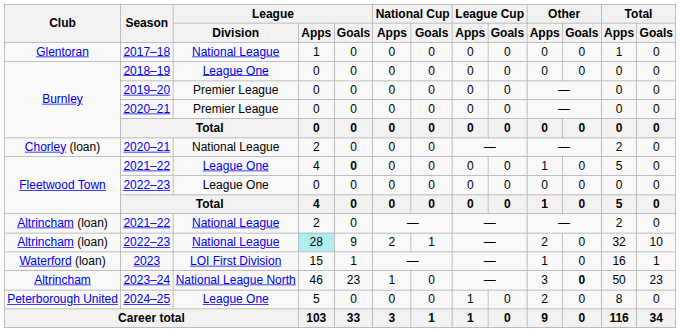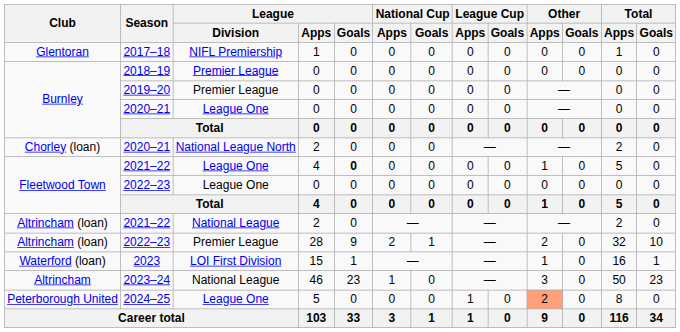(236, 52) National League -> (236, 52) NIFL Premiership
(236, 71) League One -> (236, 71) Premier League
(236, 109) Premier League -> (236, 109) League One
(236, 147) National League -> (236, 147) National League North
(236, 242) National League -> (236, 242) Premier League
(316, 242) paleturquoise background -> (316, 242) no background
(236, 280) National League North -> (236, 280) National League
(582, 280) bold -> (582, 280) normal
(545, 299) no background -> (545, 299) lightsalmon background
